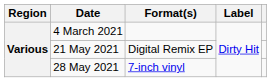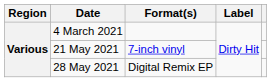(171, 49) Digital Remix EP -> (156, 49) 7-inch vinyl
(156, 67) 7-inch vinyl -> (171, 67) Digital Remix EP
